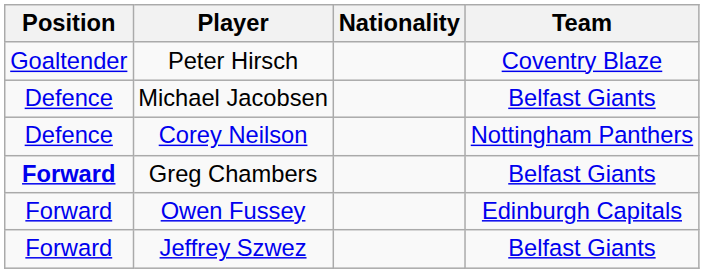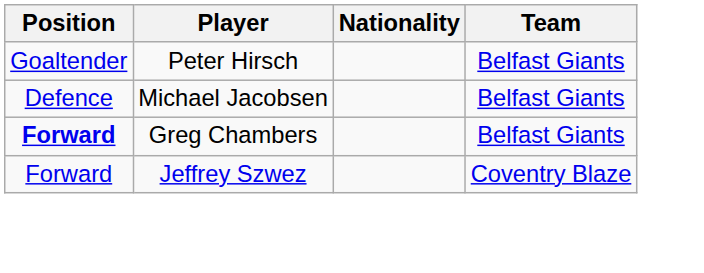(582, 60) Coventry Blaze -> (551, 60) Belfast Giants
- row: (233, 135)
- row: (233, 211)
(582, 248) Belfast Giants -> (551, 173) Coventry Blaze
